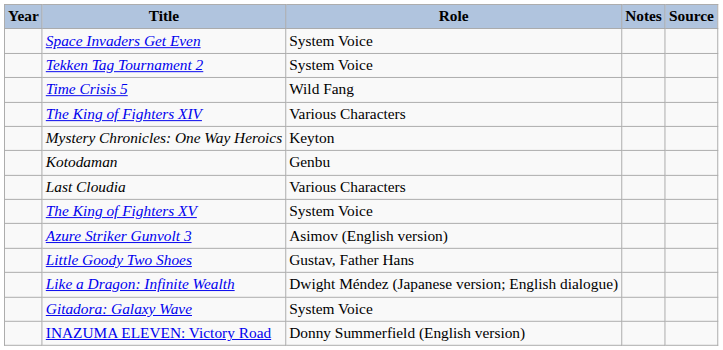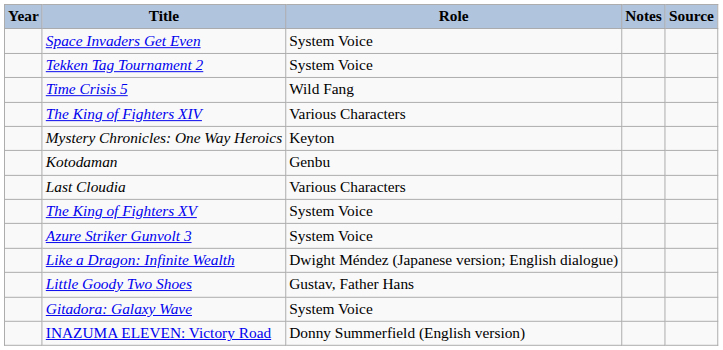(369, 235) Asimov (English version) -> (331, 235) System Voice
rows swapped: (119, 260) <-> (140, 284)
